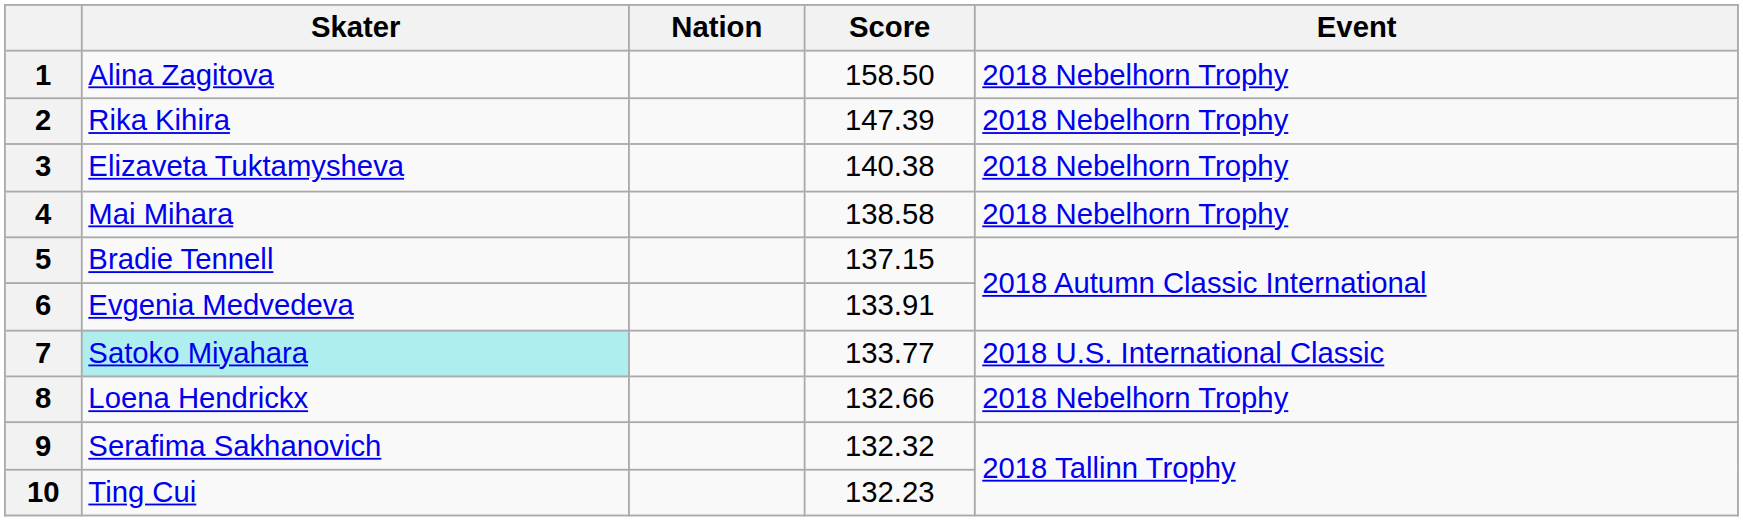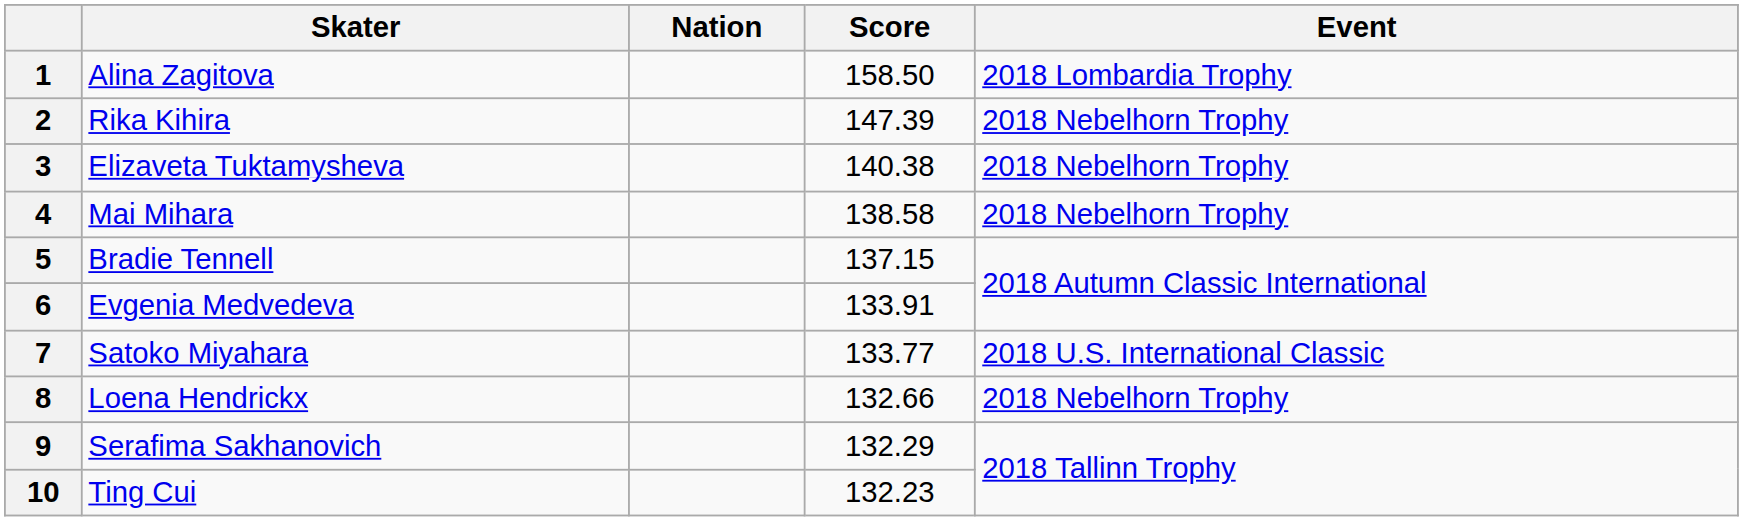(1135, 74) 2018 Nebelhorn Trophy -> (1137, 74) 2018 Lombardia Trophy
(198, 352) paleturquoise background -> (198, 352) no background
(890, 445) 132.32 -> (890, 445) 132.29
